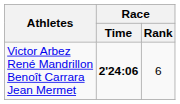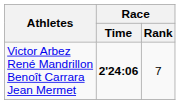(158, 71) 6 -> (158, 71) 7
